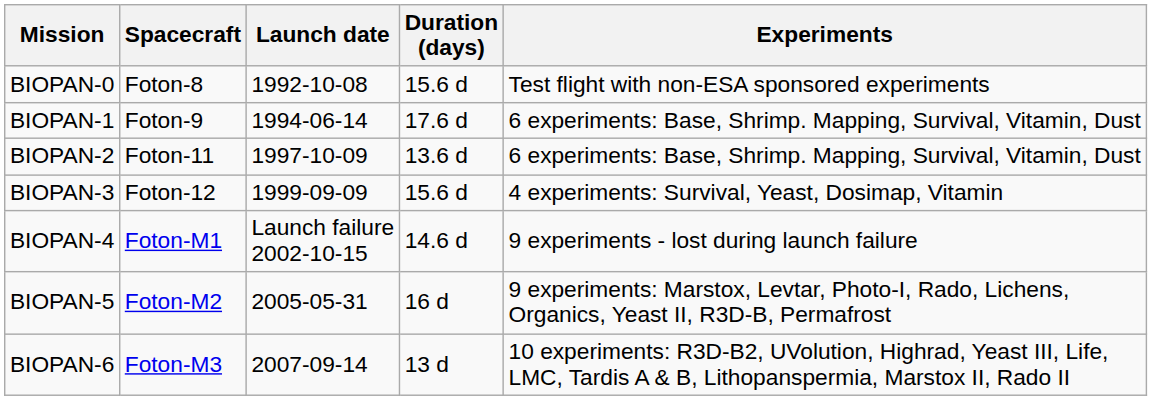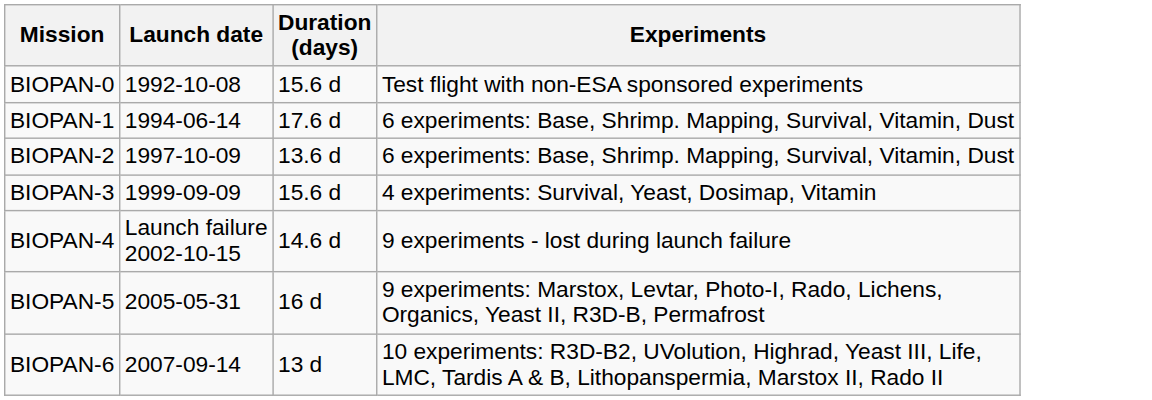- column: (183, 35)
